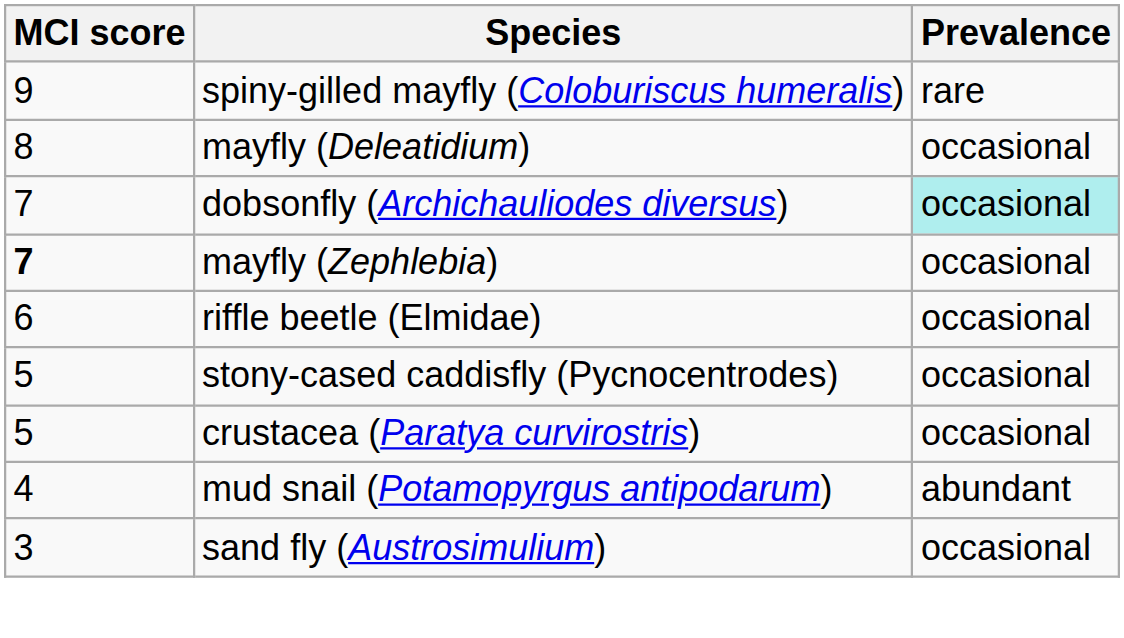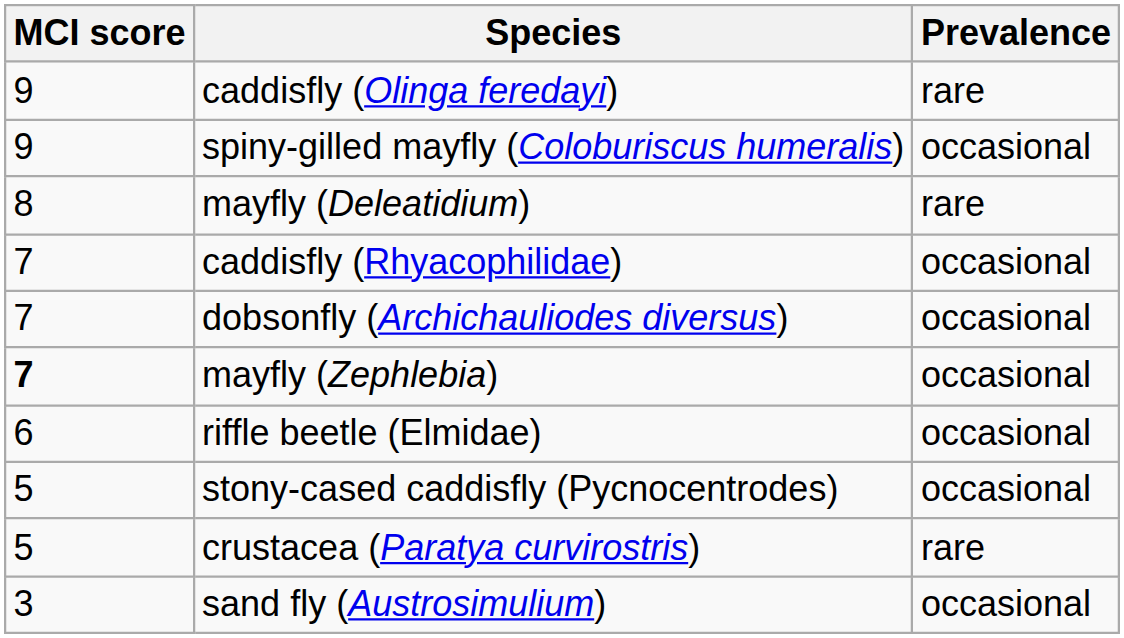+ row: (410, 90)
(953, 90) rare -> (1006, 147) occasional
(1006, 147) occasional -> (953, 204) rare
+ row: (412, 261)
(1006, 204) paleturquoise background -> (1006, 318) no background
(1006, 432) occasional -> (953, 546) rare
- row: (517, 489)
